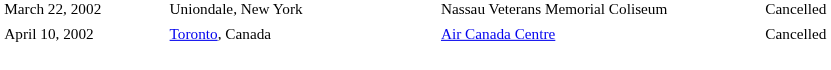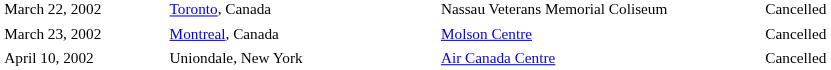(236, 9) Uniondale, New York -> (220, 9) Toronto, Canada
+ row: (53, 33)
(220, 33) Toronto, Canada -> (236, 58) Uniondale, New York
